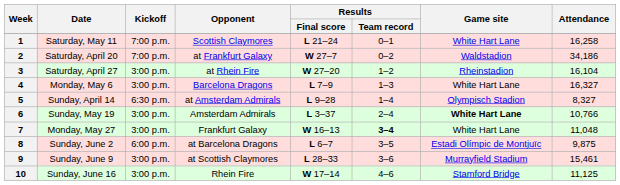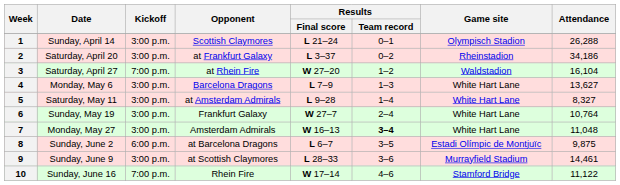(81, 41) Saturday, May 11 -> (81, 41) Sunday, April 14
(150, 41) 7:00 p.m. -> (150, 41) 3:00 p.m.
(486, 41) White Hart Lane -> (486, 41) Olympisch Stadion
(584, 41) 16,258 -> (584, 41) 26,288
(150, 56) 7:00 p.m. -> (150, 56) 3:00 p.m.
(321, 56) W 27–7 -> (321, 56) L 3–37
(486, 56) Waldstadion -> (486, 56) Rheinstadion
(150, 71) 3:00 p.m. -> (150, 71) 7:00 p.m.
(486, 71) Rheinstadion -> (486, 71) Waldstadion
(584, 85) 16,327 -> (584, 85) 13,627
(81, 100) Sunday, April 14 -> (81, 100) Saturday, May 11
(150, 100) 6:30 p.m. -> (150, 100) 3:00 p.m.
(486, 100) Olympisch Stadion -> (486, 100) White Hart Lane
(233, 115) Amsterdam Admirals -> (233, 115) Frankfurt Galaxy
(321, 115) L 3–37 -> (321, 115) W 27–7
(486, 115) bold -> (486, 115) normal
(584, 115) 10,766 -> (584, 115) 10,764
(233, 129) Frankfurt Galaxy -> (233, 129) Amsterdam Admirals
(584, 159) 15,461 -> (584, 159) 14,461
(150, 173) 3:00 p.m. -> (150, 173) 7:00 p.m.
(584, 173) 11,125 -> (584, 173) 11,122
